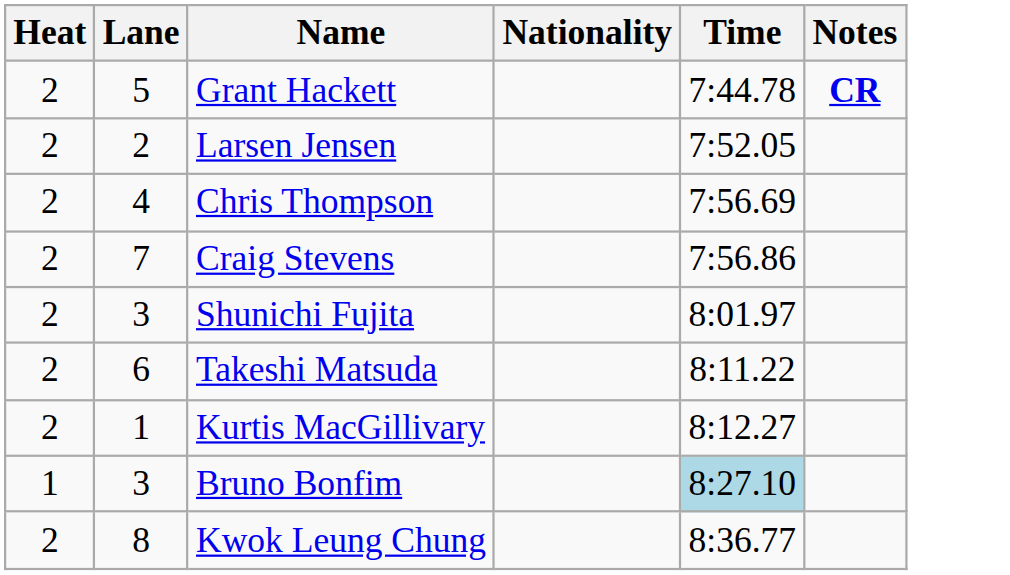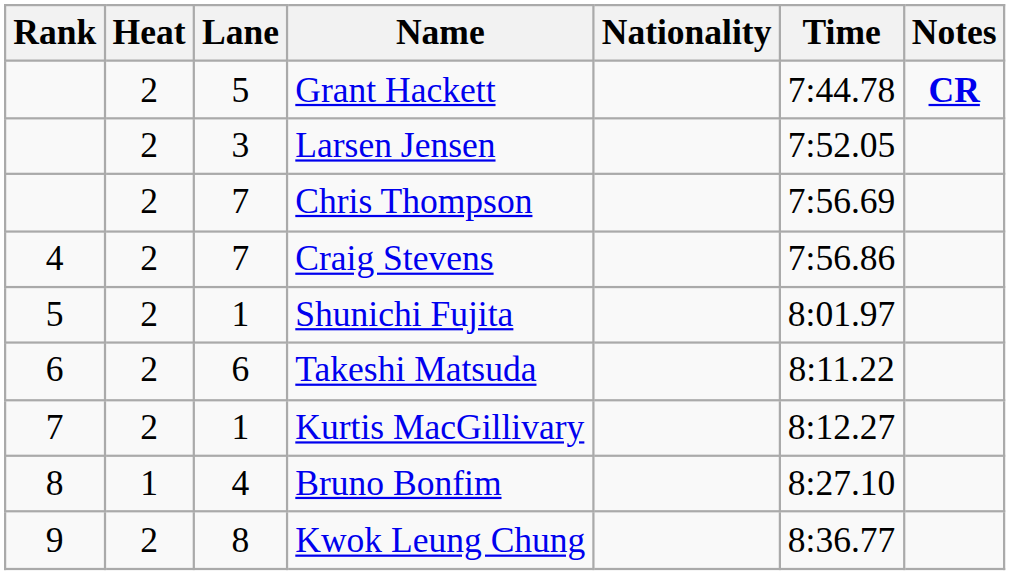+ column: (55, 32)
(141, 145) 2 -> (240, 145) 3
(141, 201) 4 -> (240, 201) 7
(141, 314) 3 -> (240, 314) 1
(141, 483) 3 -> (240, 483) 4
(742, 483) lightblue background -> (842, 483) no background
